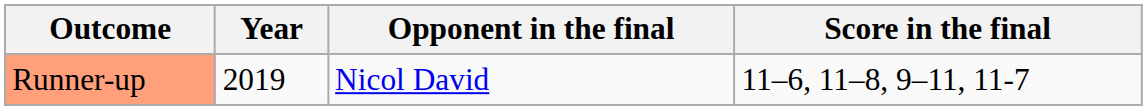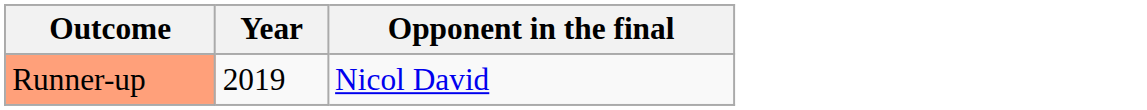- column: (938, 29)
